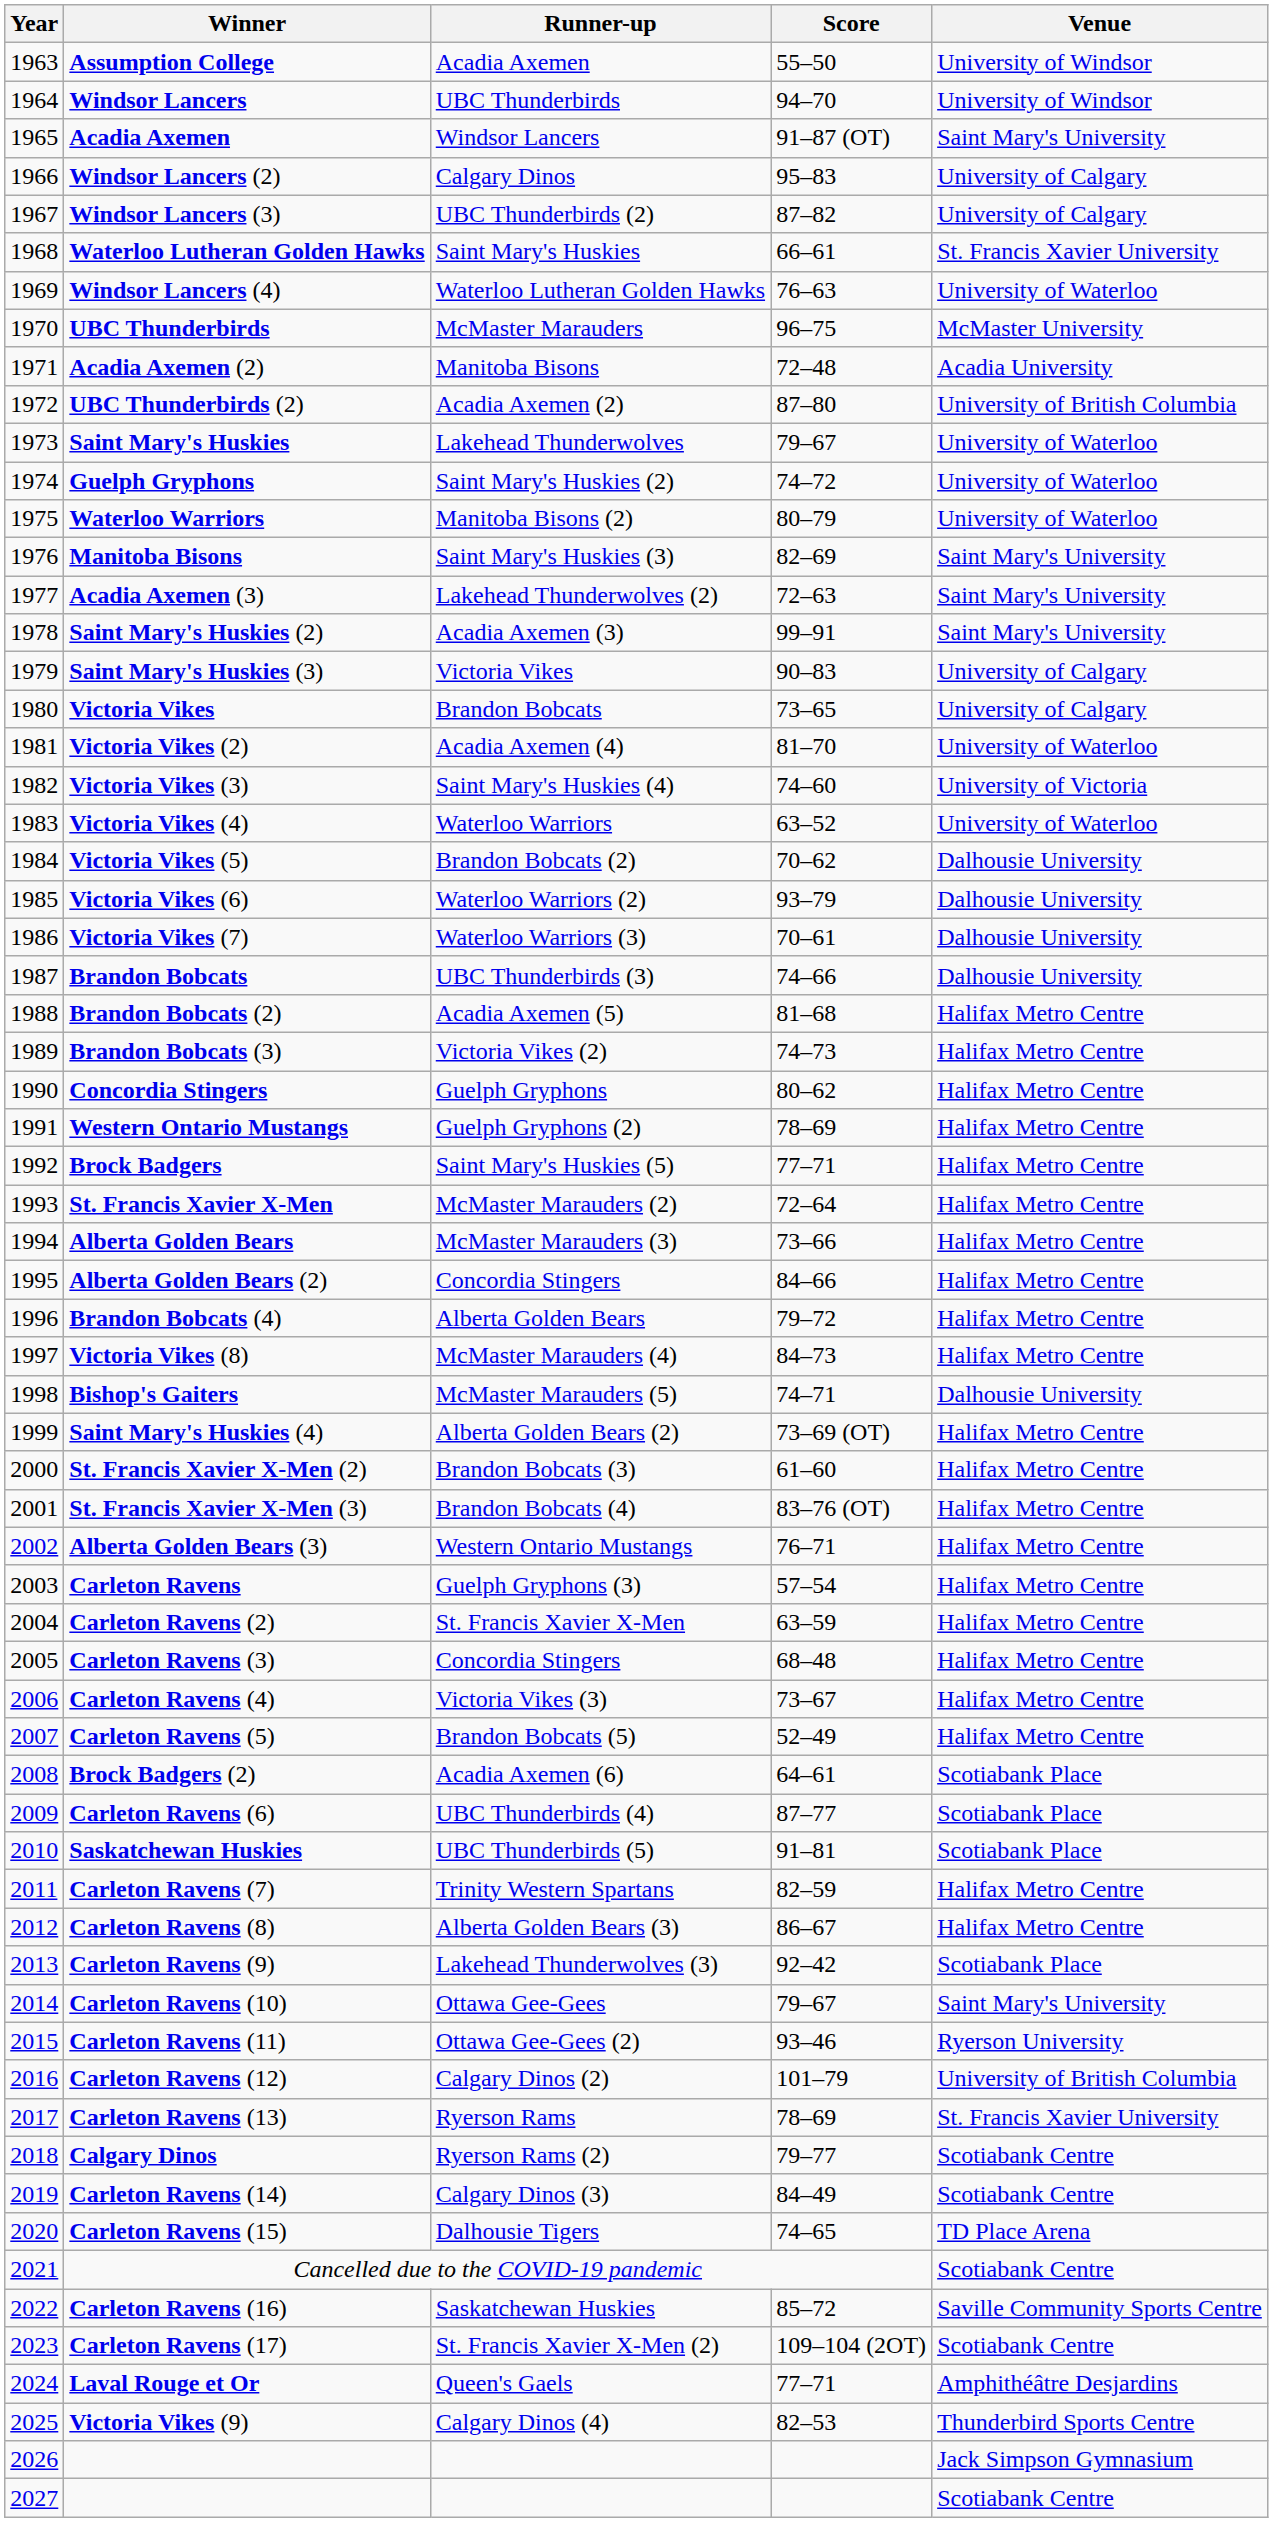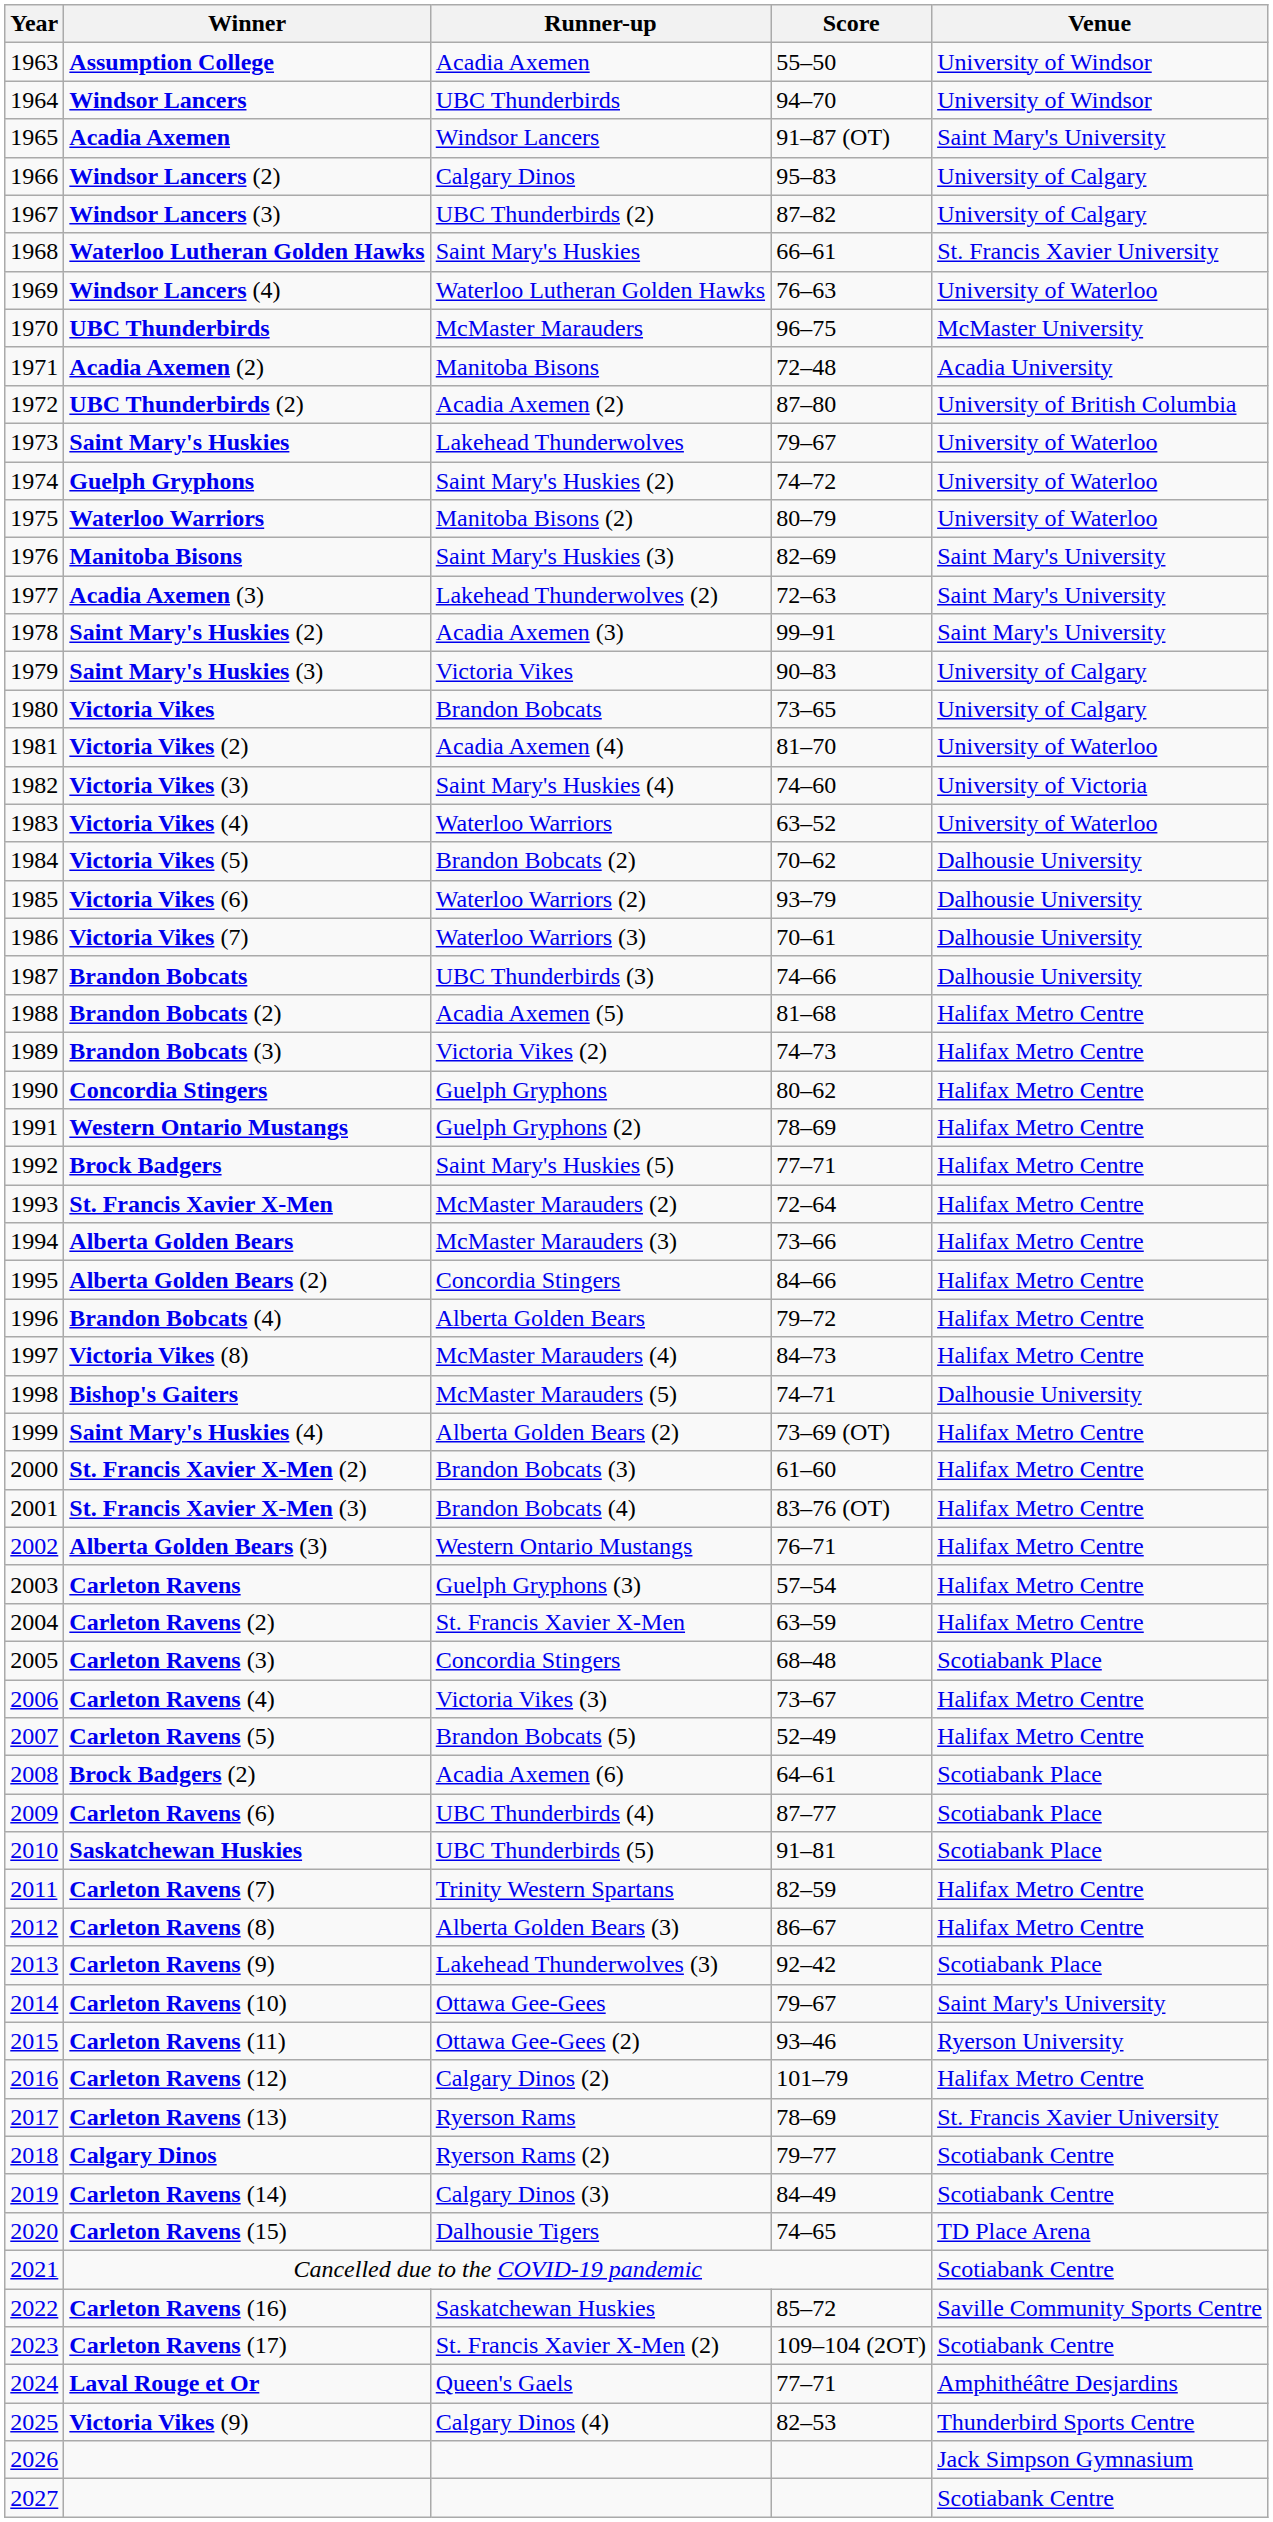(1040, 1660) Halifax Metro Centre -> (1019, 1660) Scotiabank Place
(1087, 2078) University of British Columbia -> (1040, 2078) Halifax Metro Centre
